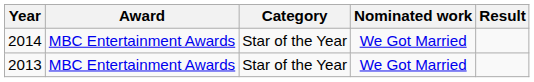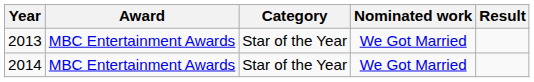rows swapped: (25, 64) <-> (25, 40)
